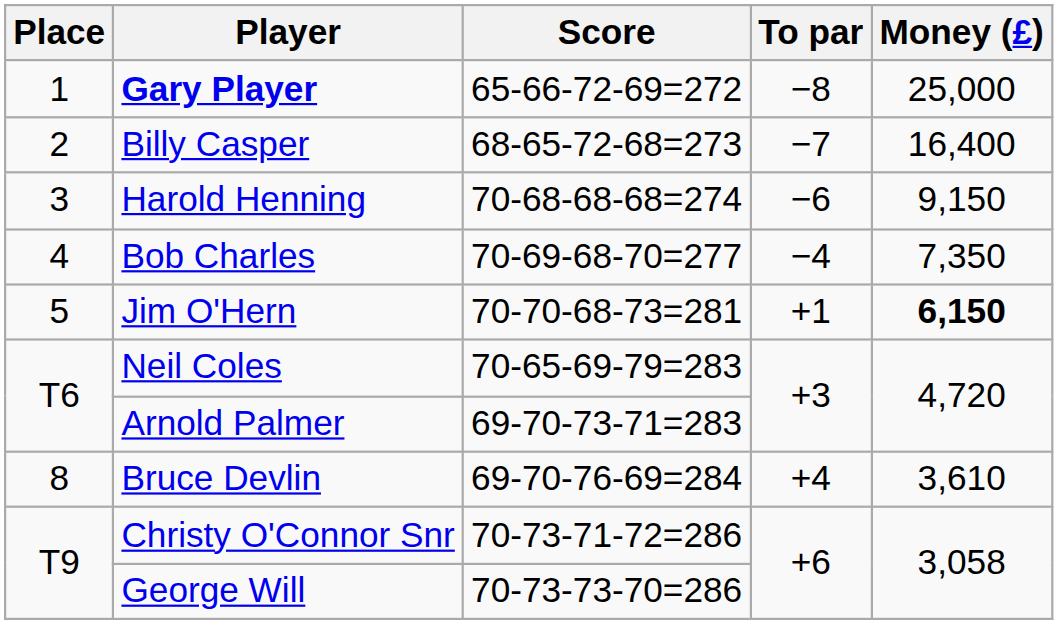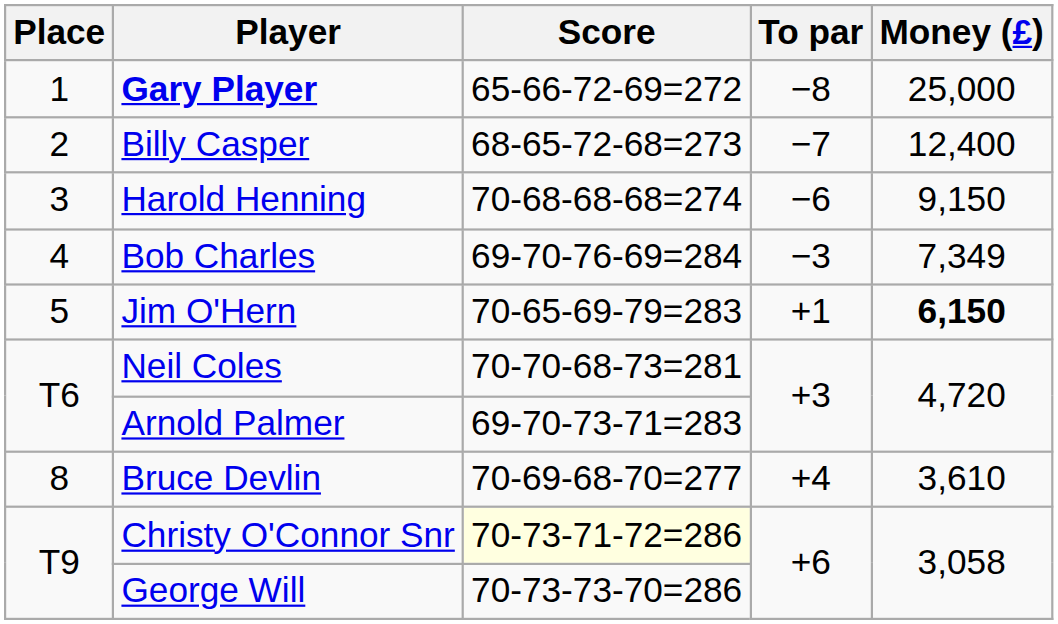(962, 144) 16,400 -> (962, 144) 12,400
(607, 255) 70-69-68-70=277 -> (607, 255) 69-70-76-69=284
(811, 255) −4 -> (811, 255) −3
(962, 255) 7,350 -> (962, 255) 7,349
(607, 311) 70-70-68-73=281 -> (607, 311) 70-65-69-79=283
(607, 367) 70-65-69-79=283 -> (607, 367) 70-70-68-73=281
(607, 479) 69-70-76-69=284 -> (607, 479) 70-69-68-70=277
(607, 534) no background -> (607, 534) lightyellow background
